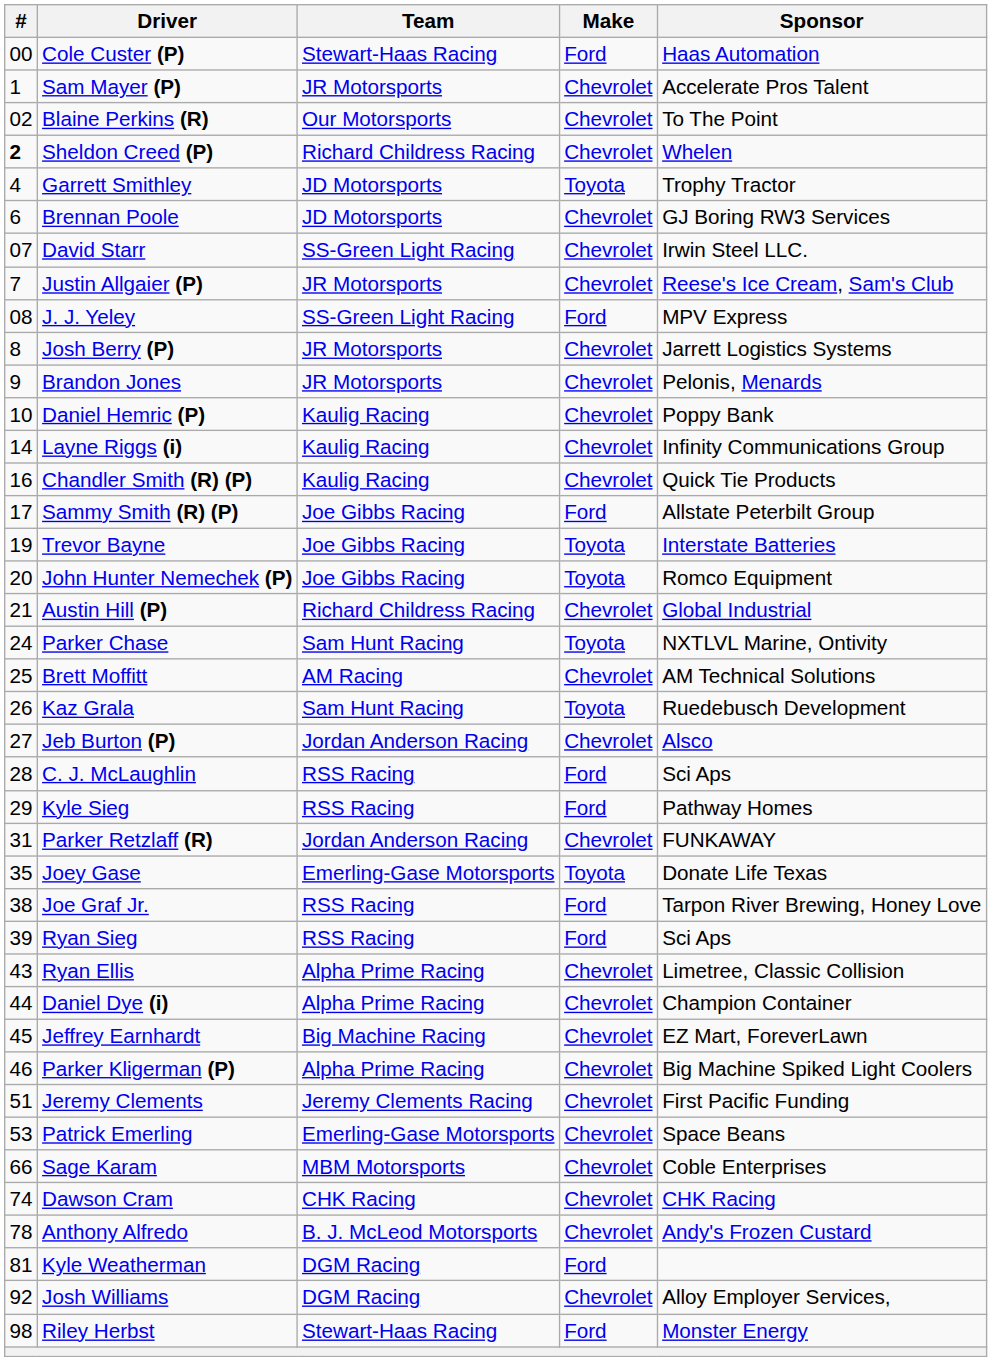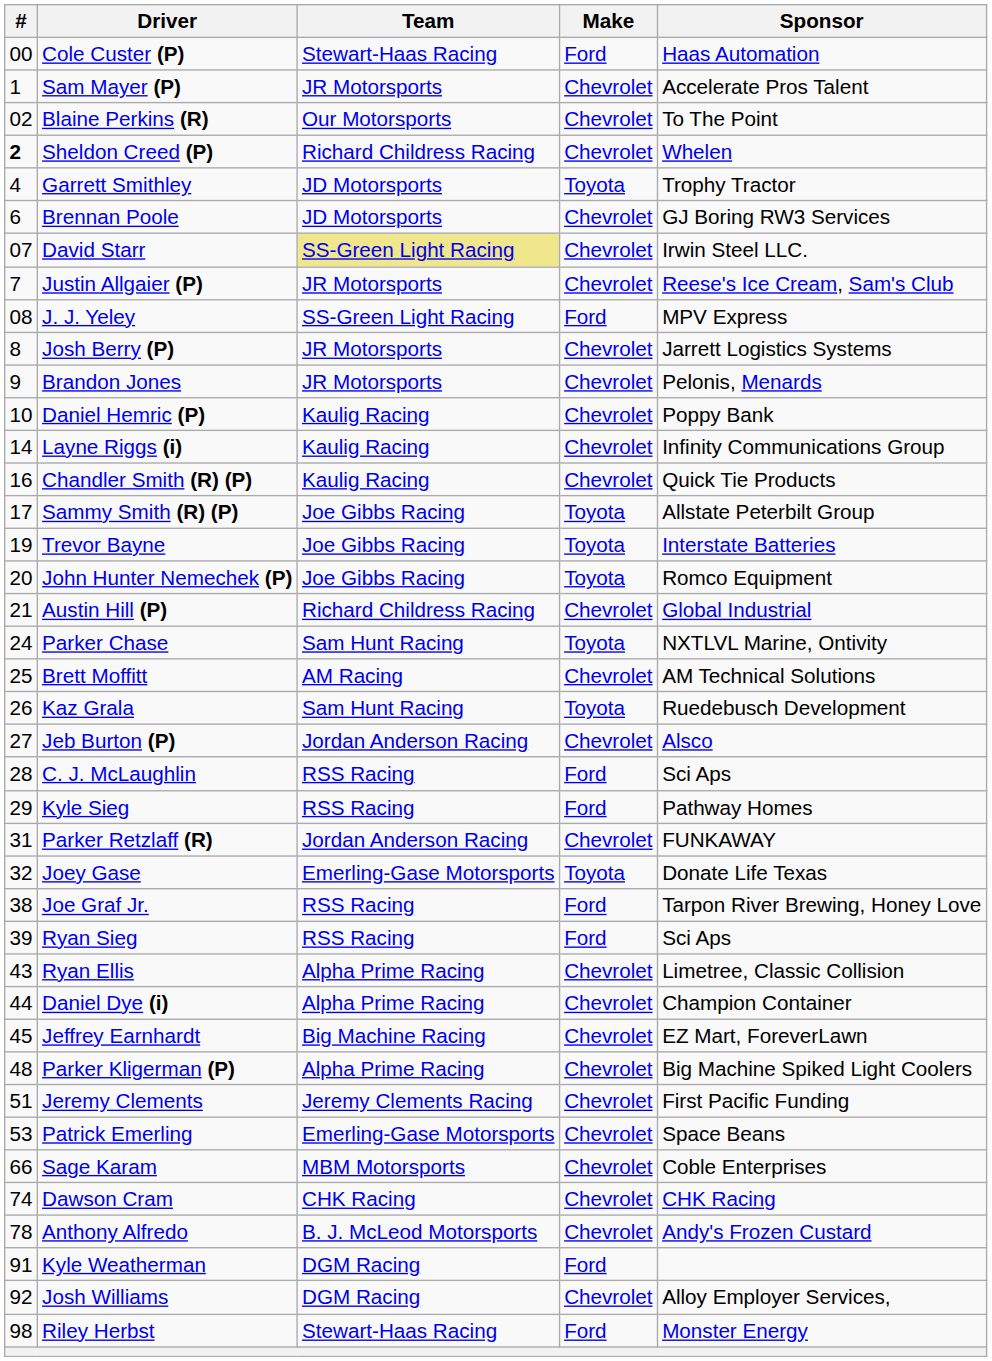(408, 250) no background -> (408, 250) khaki background
(585, 512) Ford -> (595, 512) Toyota
(21, 872) 35 -> (21, 872) 32
(21, 1068) 46 -> (21, 1068) 48
(21, 1265) 81 -> (21, 1265) 91
